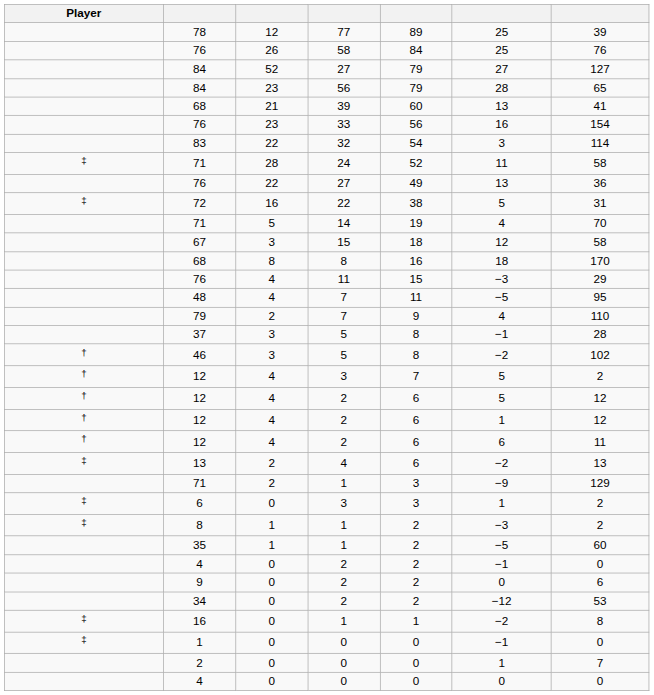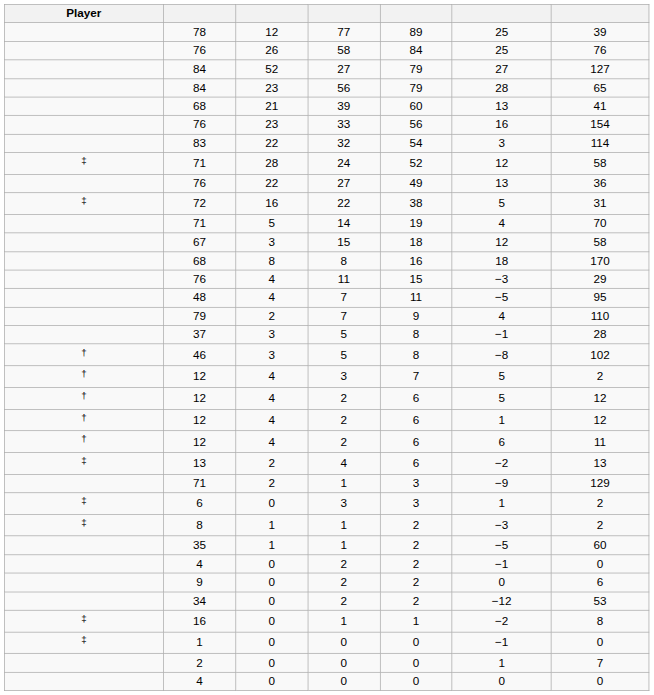(502, 163) 11 -> (502, 163) 12
(502, 355) −2 -> (502, 355) −8
